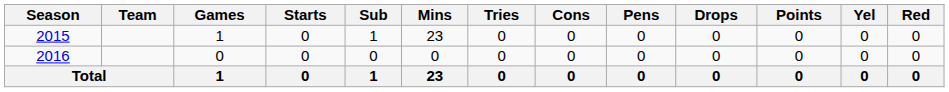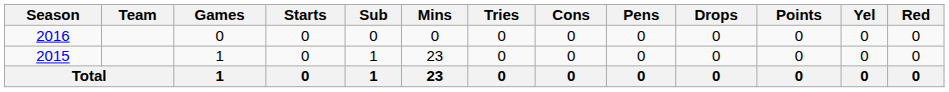rows swapped: (53, 35) <-> (53, 56)
